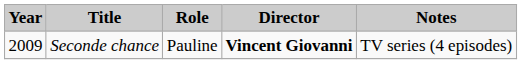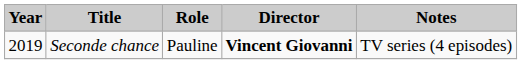(25, 44) 2009 -> (25, 44) 2019
